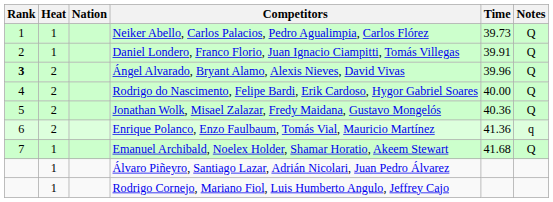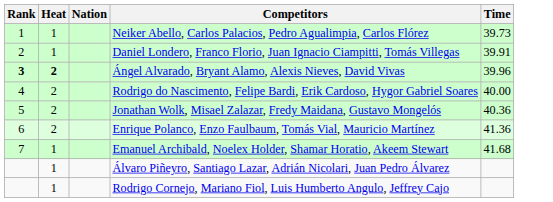- column: (531, 14)
(54, 71) normal -> (54, 71) bold
